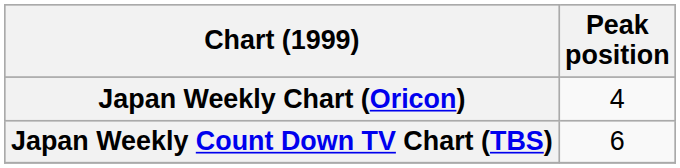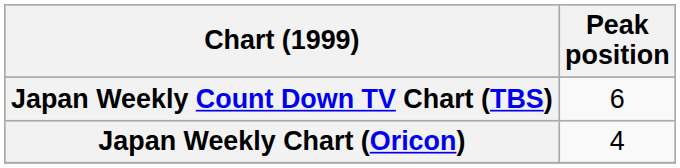rows swapped: (282, 98) <-> (282, 141)
